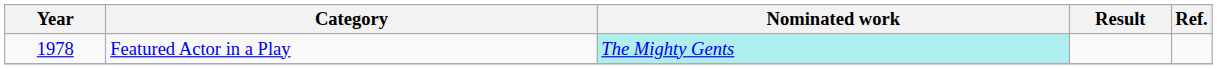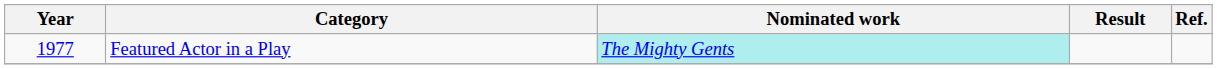(55, 48) 1978 -> (55, 48) 1977
